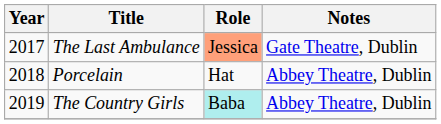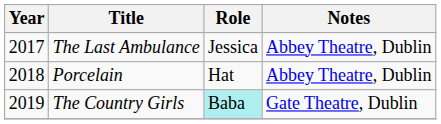(233, 47) lightsalmon background -> (233, 47) no background
(342, 47) Gate Theatre, Dublin -> (349, 47) Abbey Theatre, Dublin
(349, 103) Abbey Theatre, Dublin -> (342, 103) Gate Theatre, Dublin
